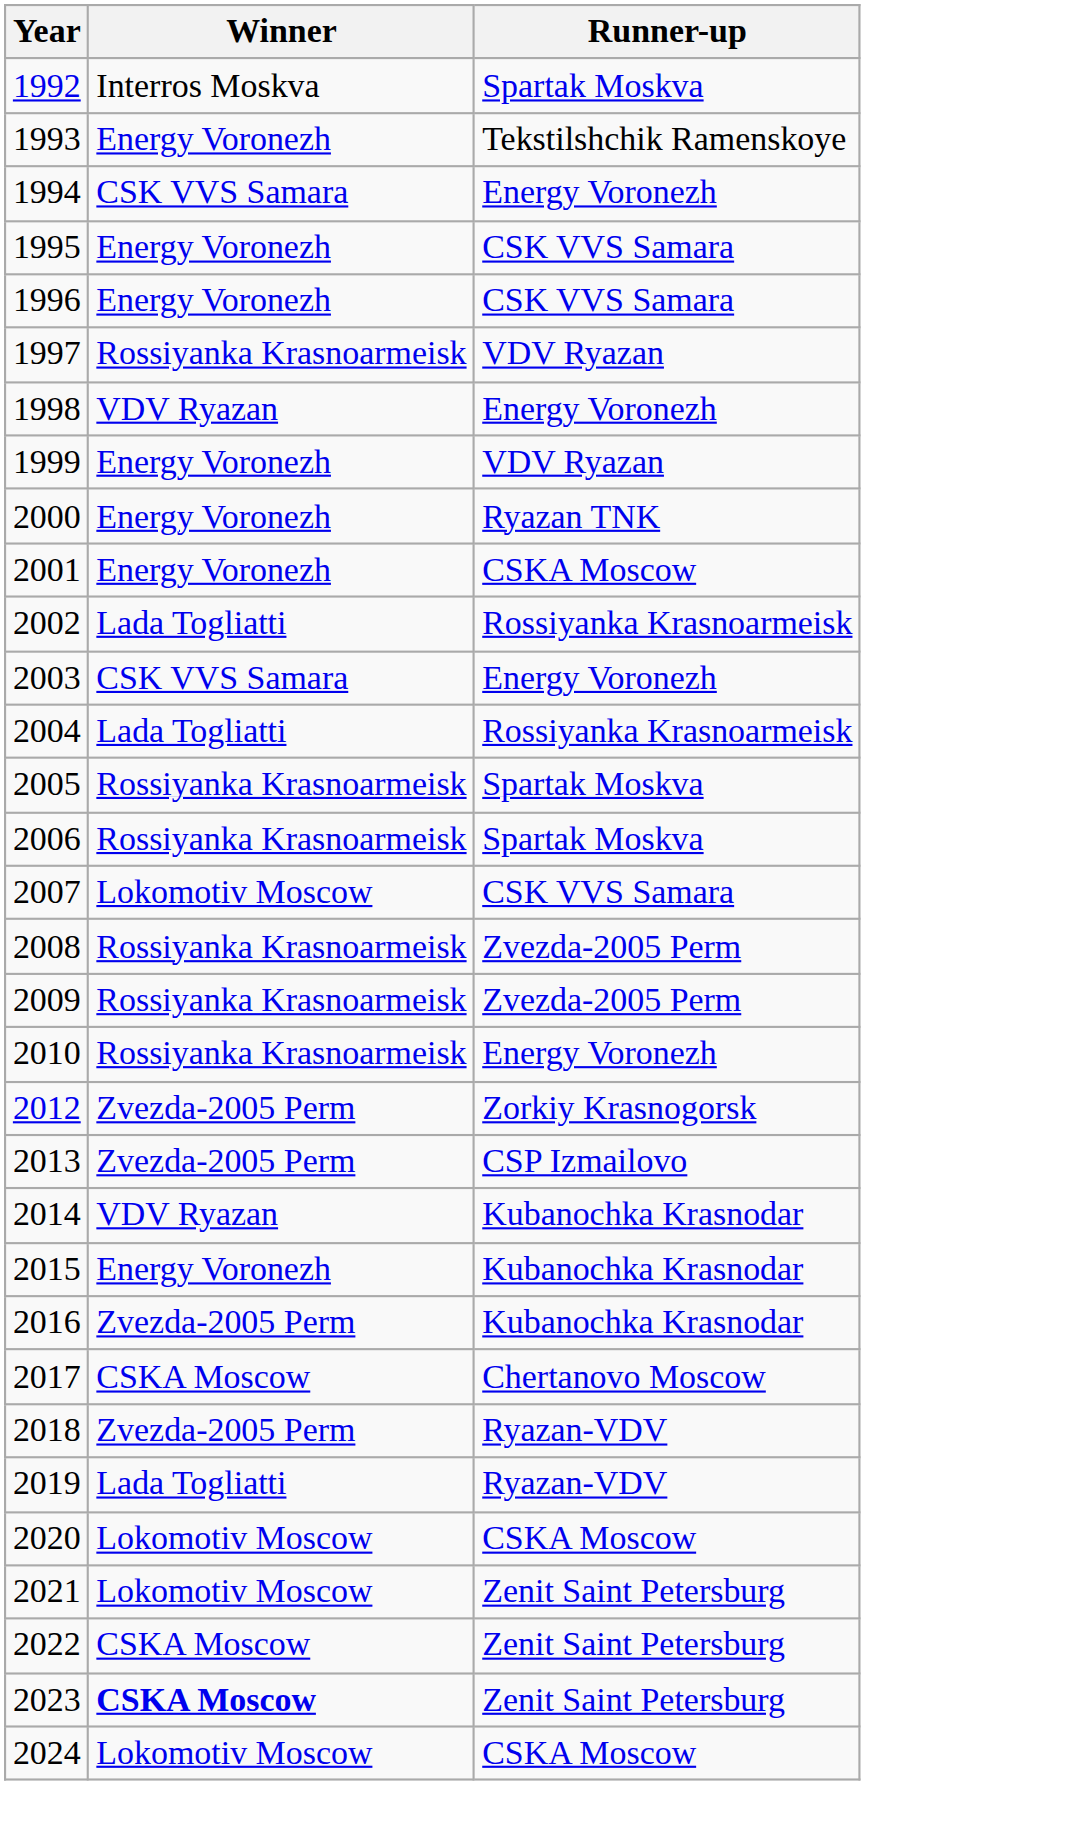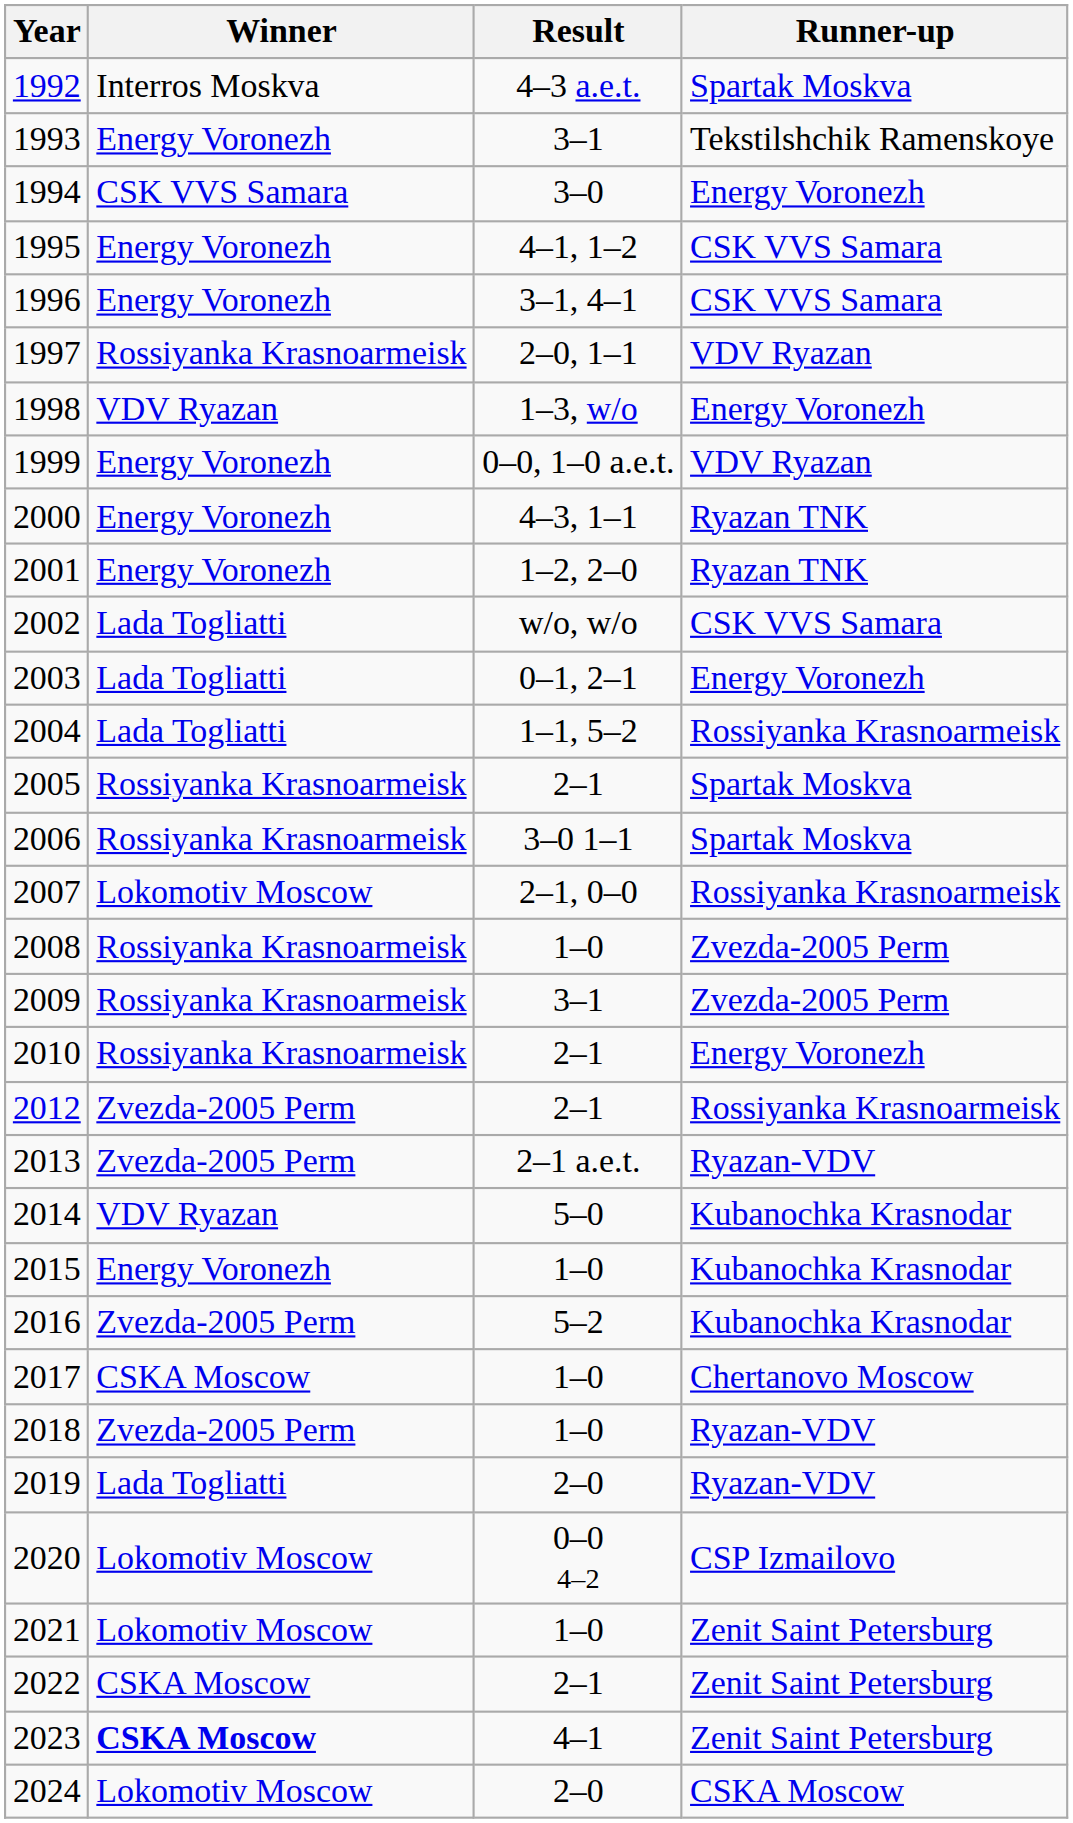+ column: (578, 31)
(589, 569) CSKA Moscow -> (779, 569) Ryazan TNK
(667, 623) Rossiyanka Krasnoarmeisk -> (816, 623) CSK VVS Samara
(222, 676) CSK VVS Samara -> (191, 676) Lada Togliatti
(608, 892) CSK VVS Samara -> (875, 892) Rossiyanka Krasnoarmeisk
(619, 1107) Zorkiy Krasnogorsk -> (875, 1107) Rossiyanka Krasnoarmeisk
(585, 1161) CSP Izmailovo -> (783, 1161) Ryazan-VDV
(589, 1537) CSKA Moscow -> (793, 1556) CSP Izmailovo
